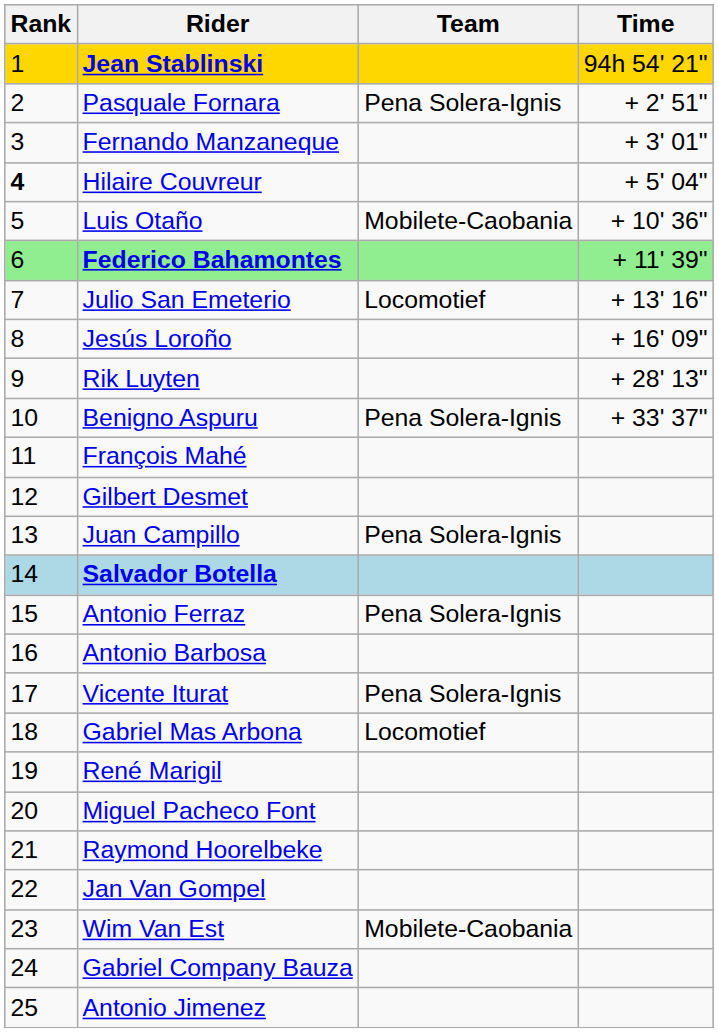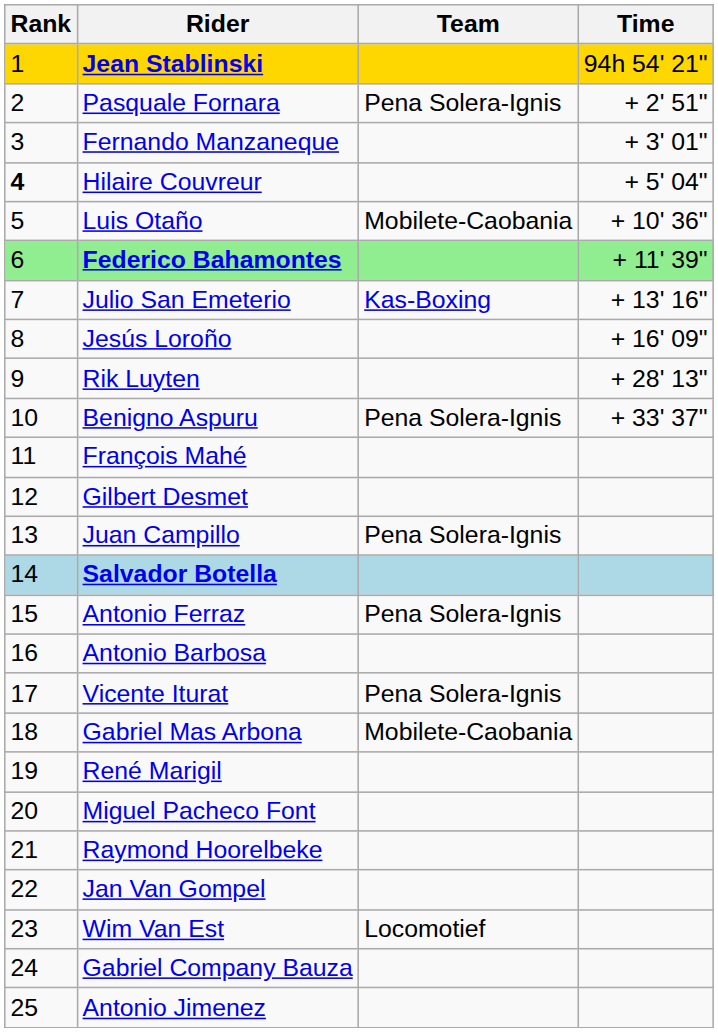(425, 299) Locomotief -> (428, 299) Kas-Boxing
(425, 732) Locomotief -> (468, 732) Mobilete-Caobania
(468, 928) Mobilete-Caobania -> (425, 928) Locomotief
